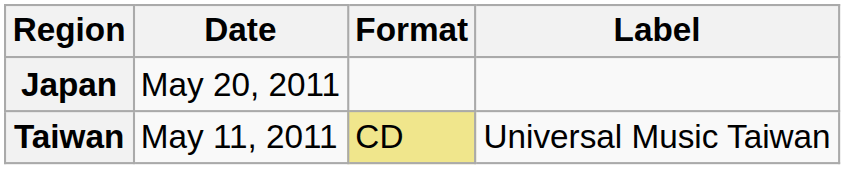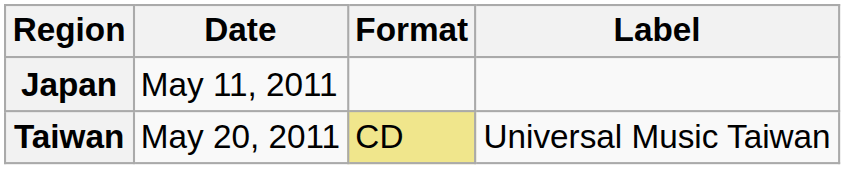(240, 83) May 20, 2011 -> (239, 83) May 11, 2011
(239, 136) May 11, 2011 -> (240, 136) May 20, 2011
